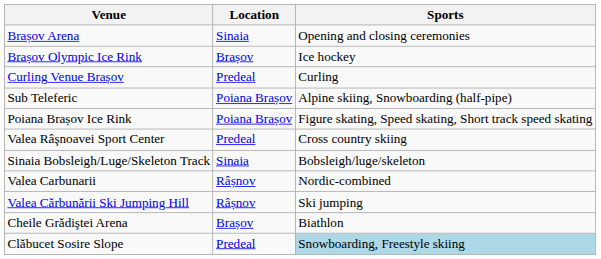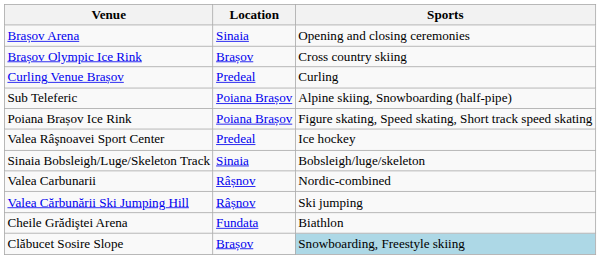(327, 56) Ice hockey -> (353, 56) Cross country skiing
(353, 139) Cross country skiing -> (327, 139) Ice hockey
(235, 222) Brașov -> (237, 222) Fundata
(236, 243) Predeal -> (235, 243) Brașov
